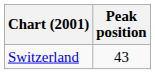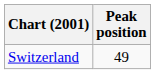(121, 56) 43 -> (121, 56) 49
